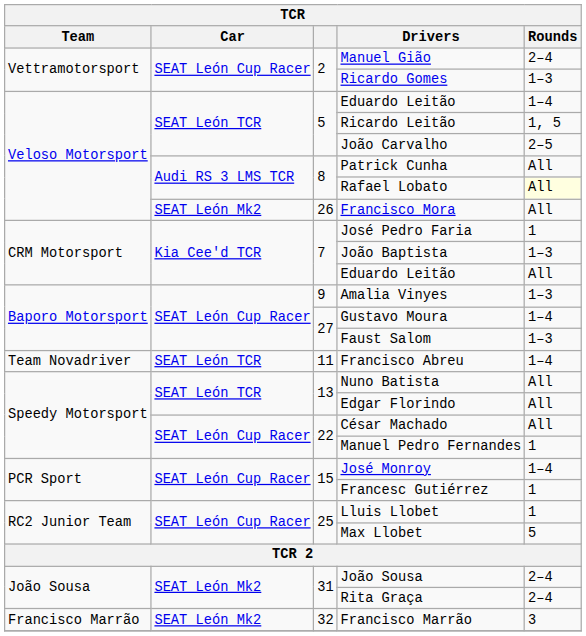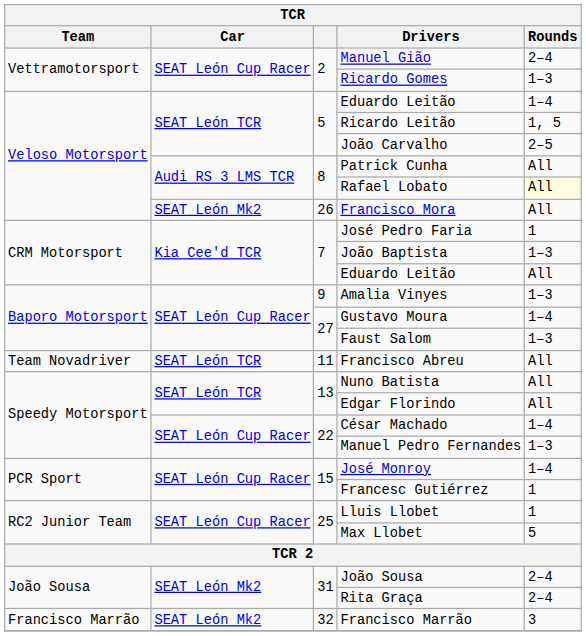(540, 361) 1–4 -> (540, 361) All
(540, 426) All -> (540, 426) 1–4
(532, 447) 1 -> (540, 447) 1–3
